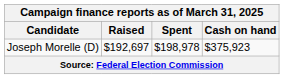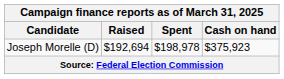(126, 47) $192,697 -> (126, 47) $192,694
